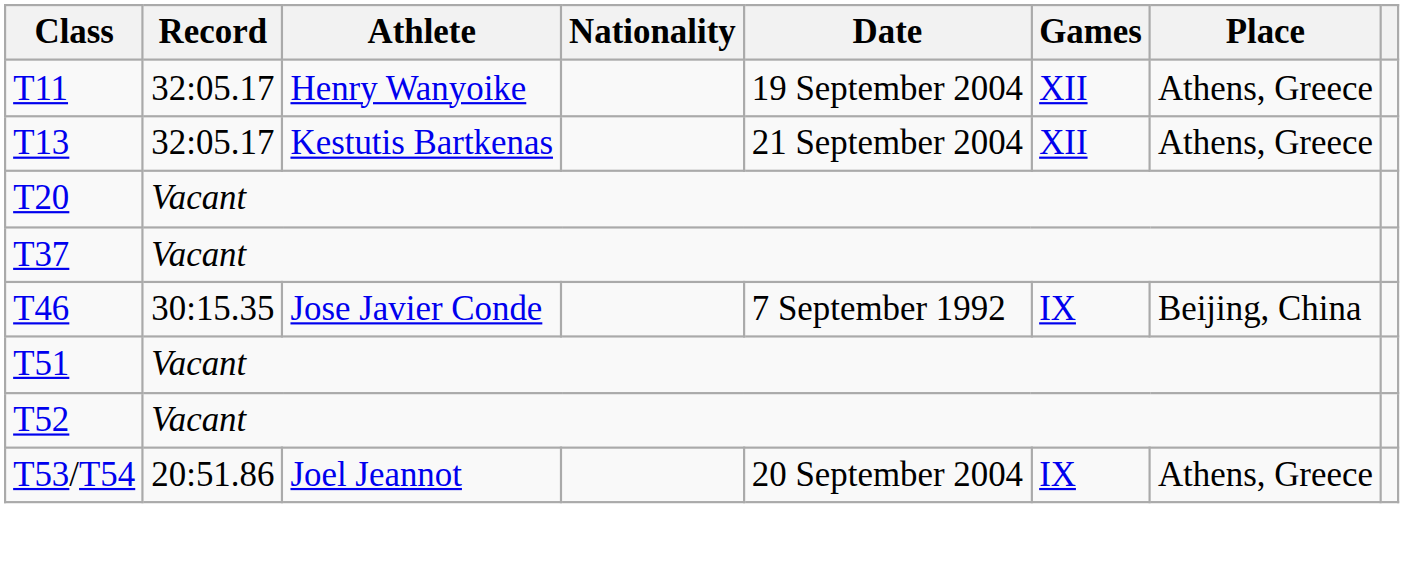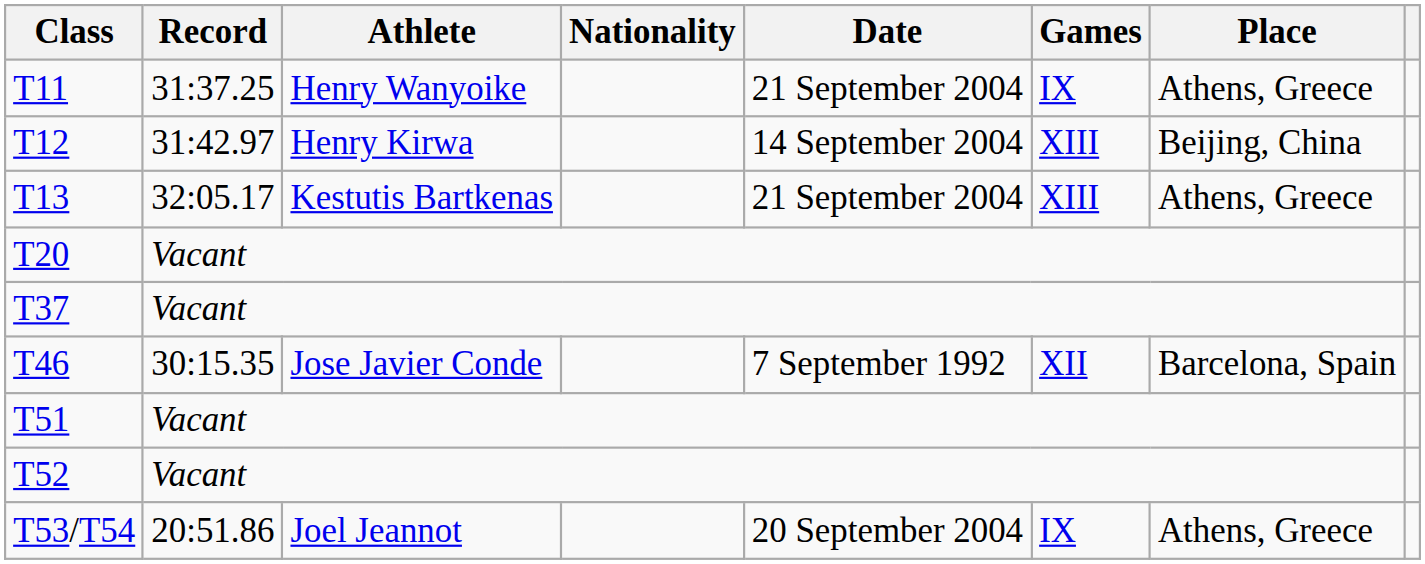(213, 87) 32:05.17 -> (213, 87) 31:37.25
(887, 87) 19 September 2004 -> (887, 87) 21 September 2004
(1063, 87) XII -> (1058, 87) IX
+ row: (41, 142)
(1063, 142) XII -> (1069, 198) XIII
(1058, 308) IX -> (1063, 364) XII
(1260, 308) Beijing, China -> (1277, 364) Barcelona, Spain
